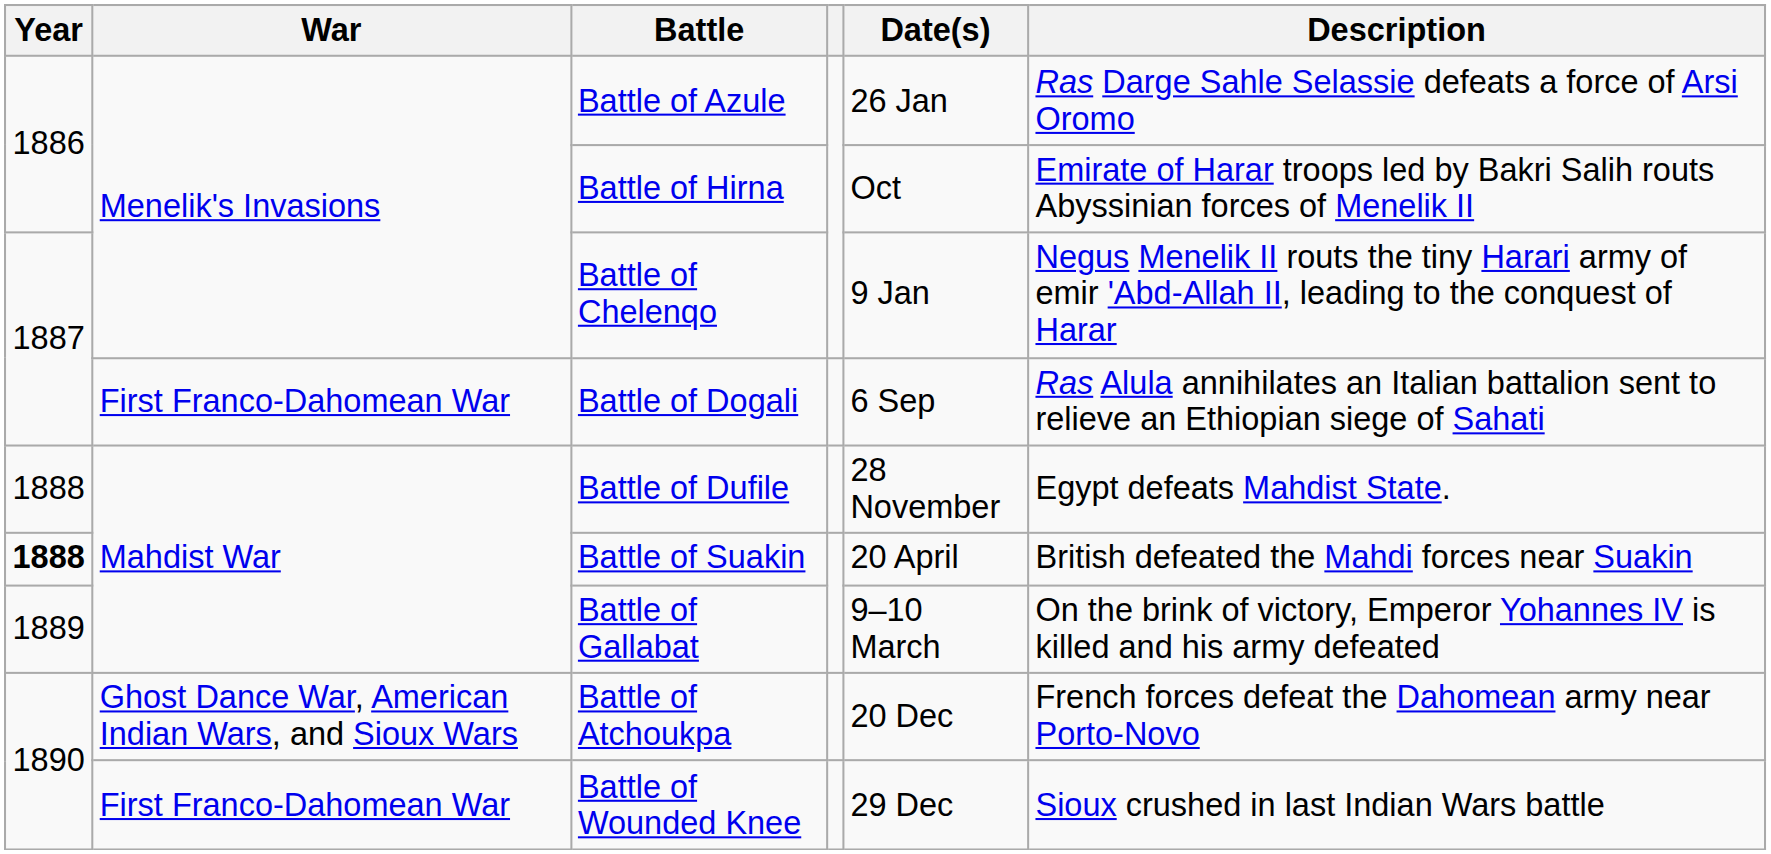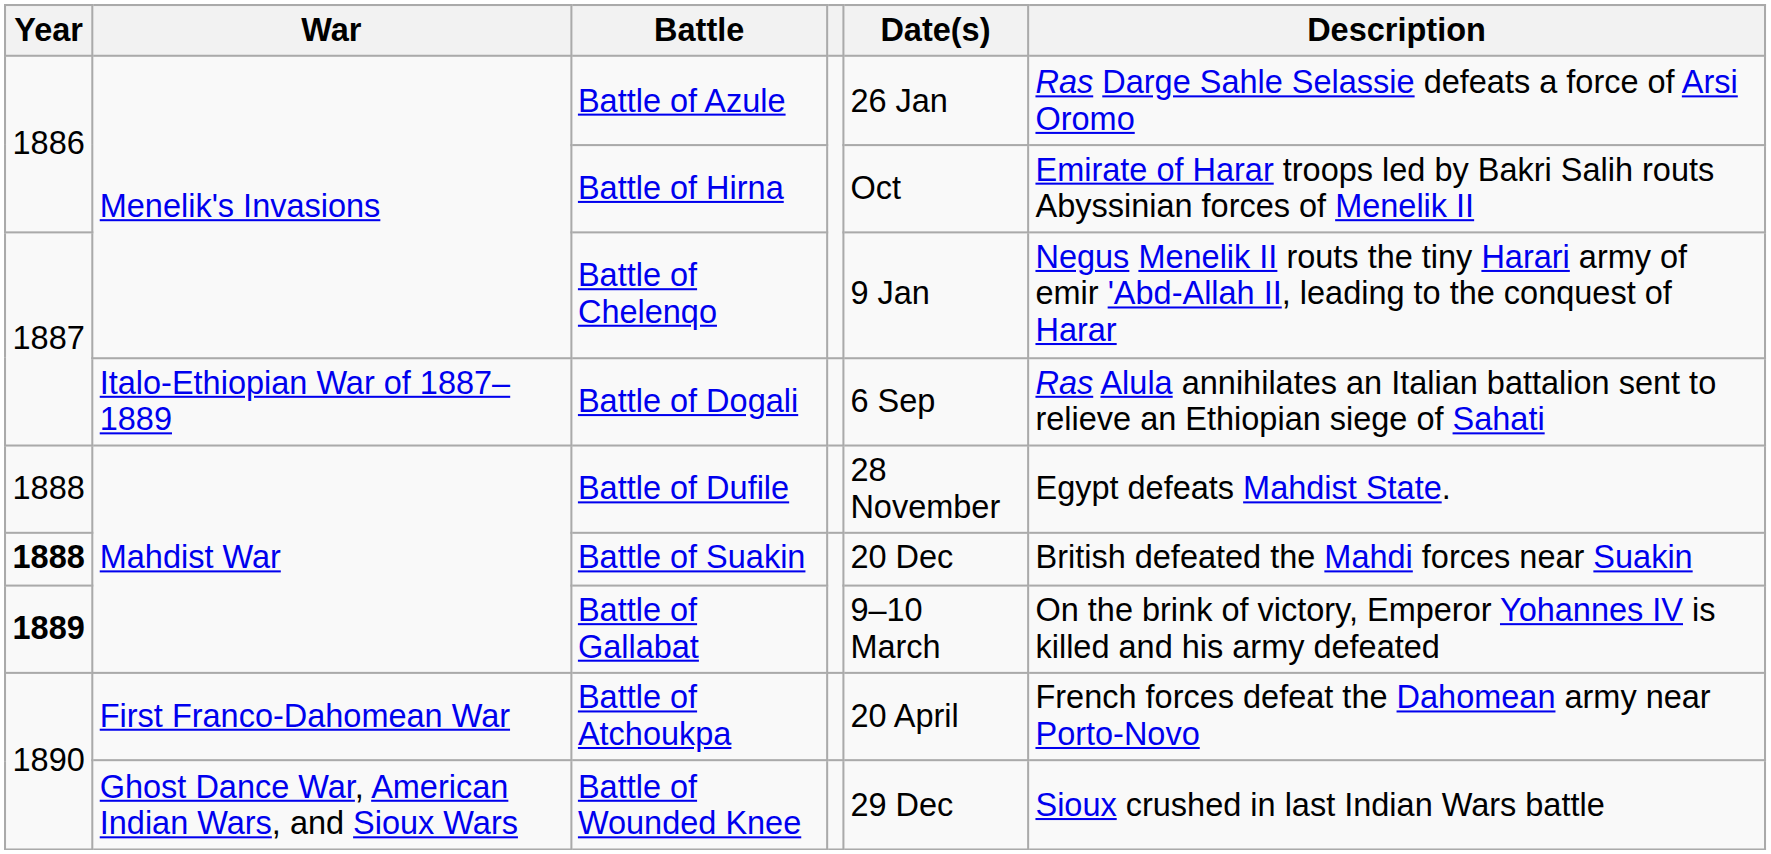(305, 400) First Franco-Dahomean War -> (305, 400) Italo-Ethiopian War of 1887–1889
(905, 558) 20 April -> (902, 558) 20 Dec
(49, 628) normal -> (49, 628) bold
(309, 716) Ghost Dance War, American Indian Wars, and Sioux Wars -> (305, 716) First Franco-Dahomean War
(902, 716) 20 Dec -> (905, 716) 20 April
(305, 804) First Franco-Dahomean War -> (309, 804) Ghost Dance War, American Indian Wars, and Sioux Wars
